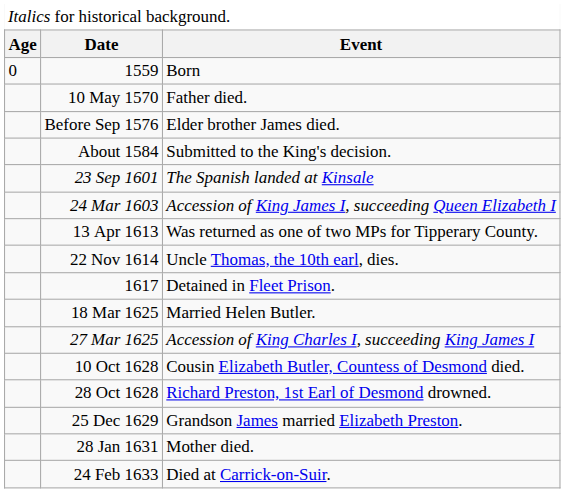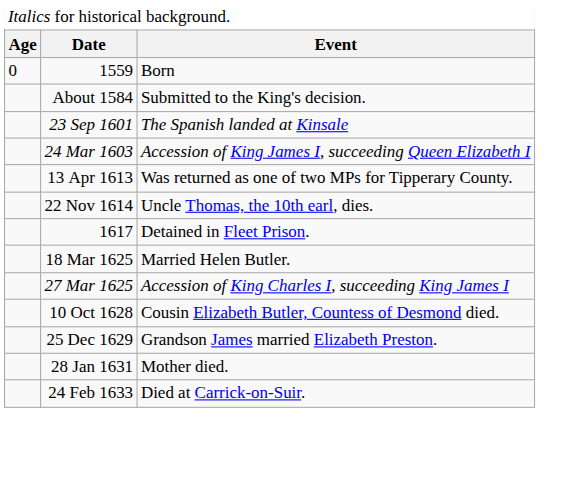- row: (113, 97)
- row: (102, 124)
- row: (117, 393)
